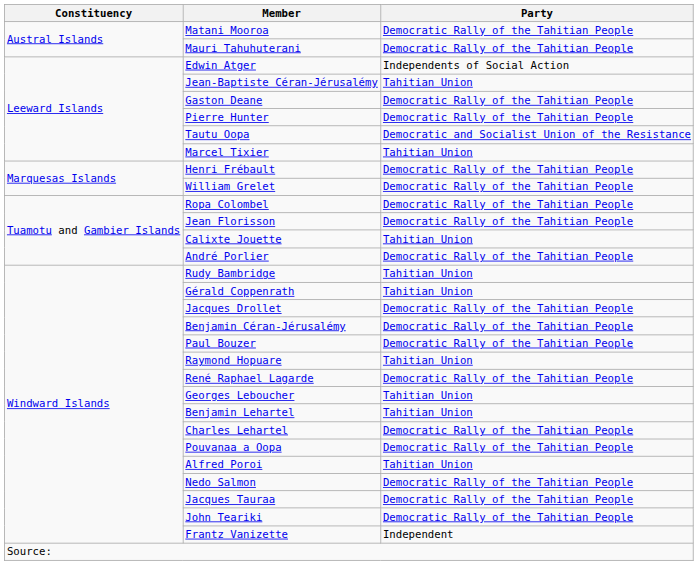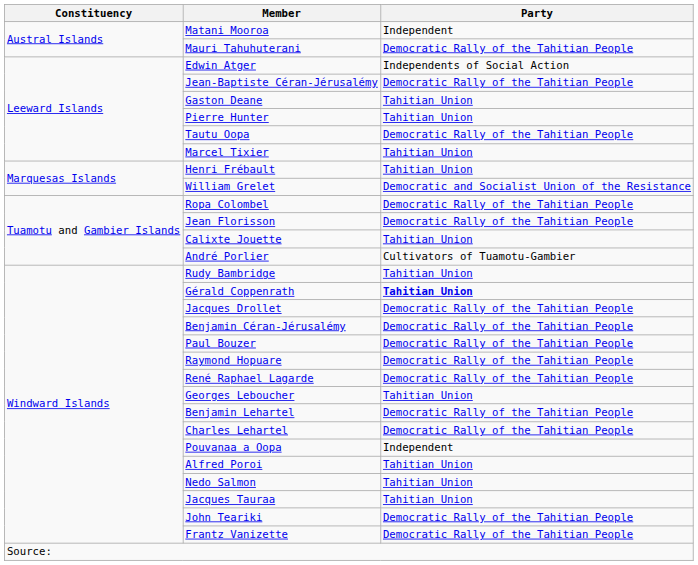(508, 30) Democratic Rally of the Tahitian People -> (418, 30) Independent
(428, 83) Tahitian Union -> (508, 83) Democratic Rally of the Tahitian People
(508, 100) Democratic Rally of the Tahitian People -> (428, 100) Tahitian Union
(508, 117) Democratic Rally of the Tahitian People -> (428, 117) Tahitian Union
(537, 135) Democratic and Socialist Union of the Resistance -> (508, 135) Democratic Rally of the Tahitian People
(508, 169) Democratic Rally of the Tahitian People -> (428, 169) Tahitian Union
(508, 187) Democratic Rally of the Tahitian People -> (537, 187) Democratic and Socialist Union of the Resistance
(508, 256) Democratic Rally of the Tahitian People -> (479, 256) Cultivators of Tuamotu-Gambier
(428, 291) normal -> (428, 291) bold
(428, 361) Tahitian Union -> (508, 361) Democratic Rally of the Tahitian People
(428, 413) Tahitian Union -> (508, 413) Democratic Rally of the Tahitian People
(508, 447) Democratic Rally of the Tahitian People -> (418, 447) Independent
(508, 482) Democratic Rally of the Tahitian People -> (428, 482) Tahitian Union
(508, 500) Democratic Rally of the Tahitian People -> (428, 500) Tahitian Union
(418, 534) Independent -> (508, 534) Democratic Rally of the Tahitian People
